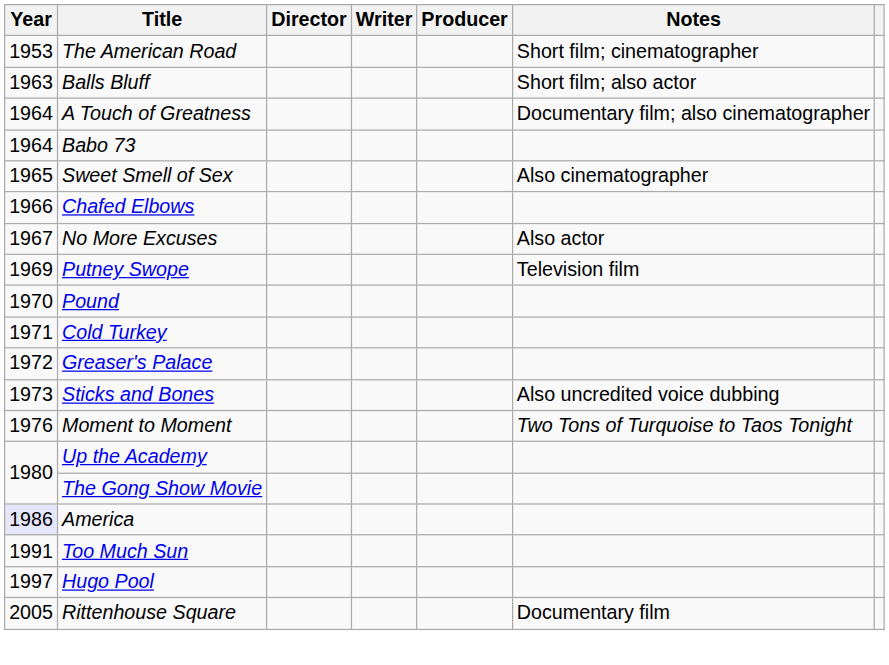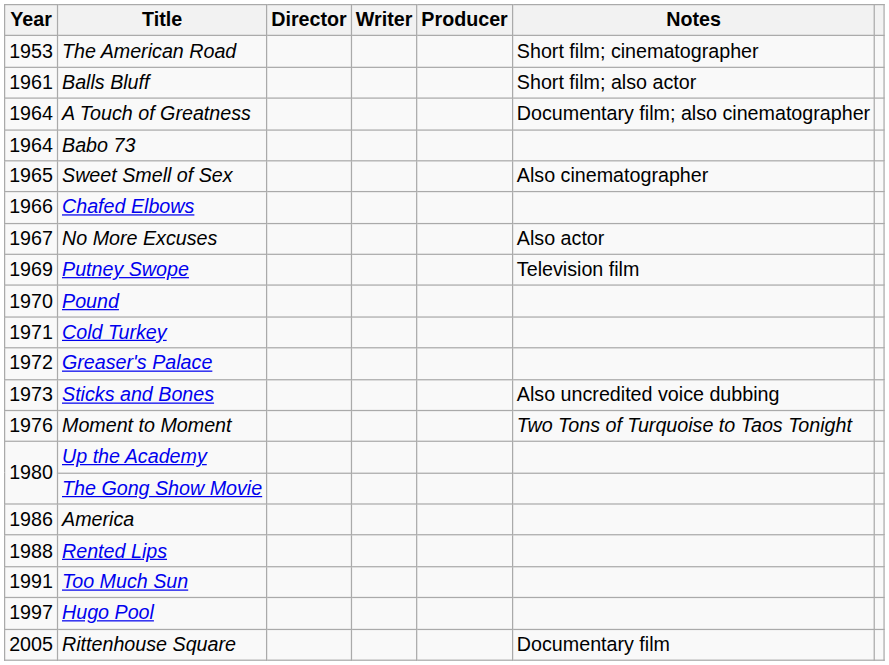(31, 82) 1963 -> (31, 82) 1961
(31, 519) lavender background -> (31, 519) no background
+ row: (115, 550)
